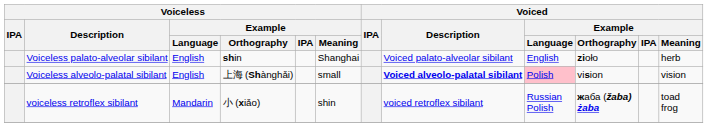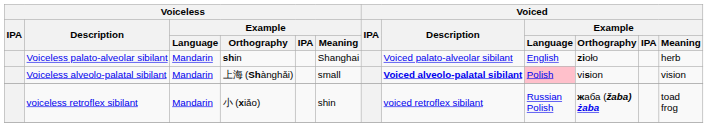(188, 58) English -> (193, 58) Mandarin
(188, 75) English -> (193, 75) Mandarin
